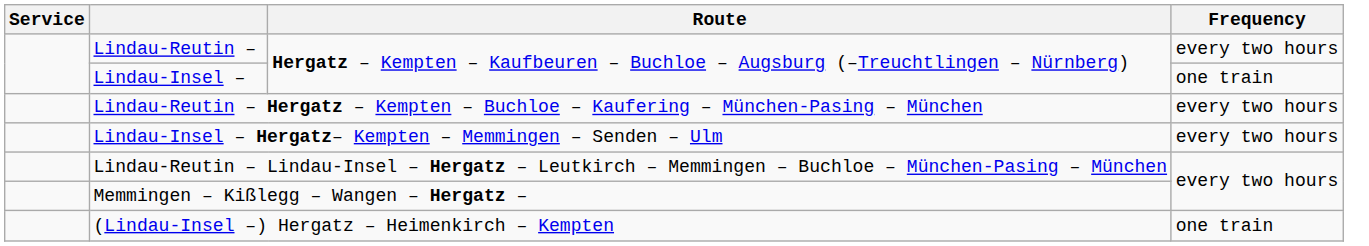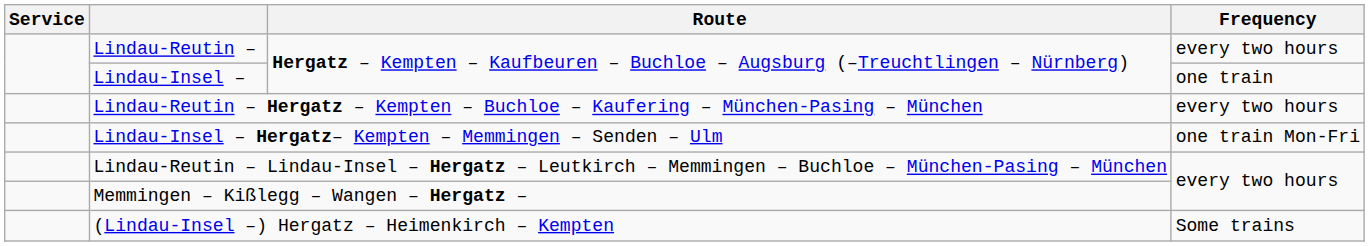(1257, 137) every two hours -> (1268, 137) one train Mon-Fri
(1224, 226) one train -> (1235, 226) Some trains
